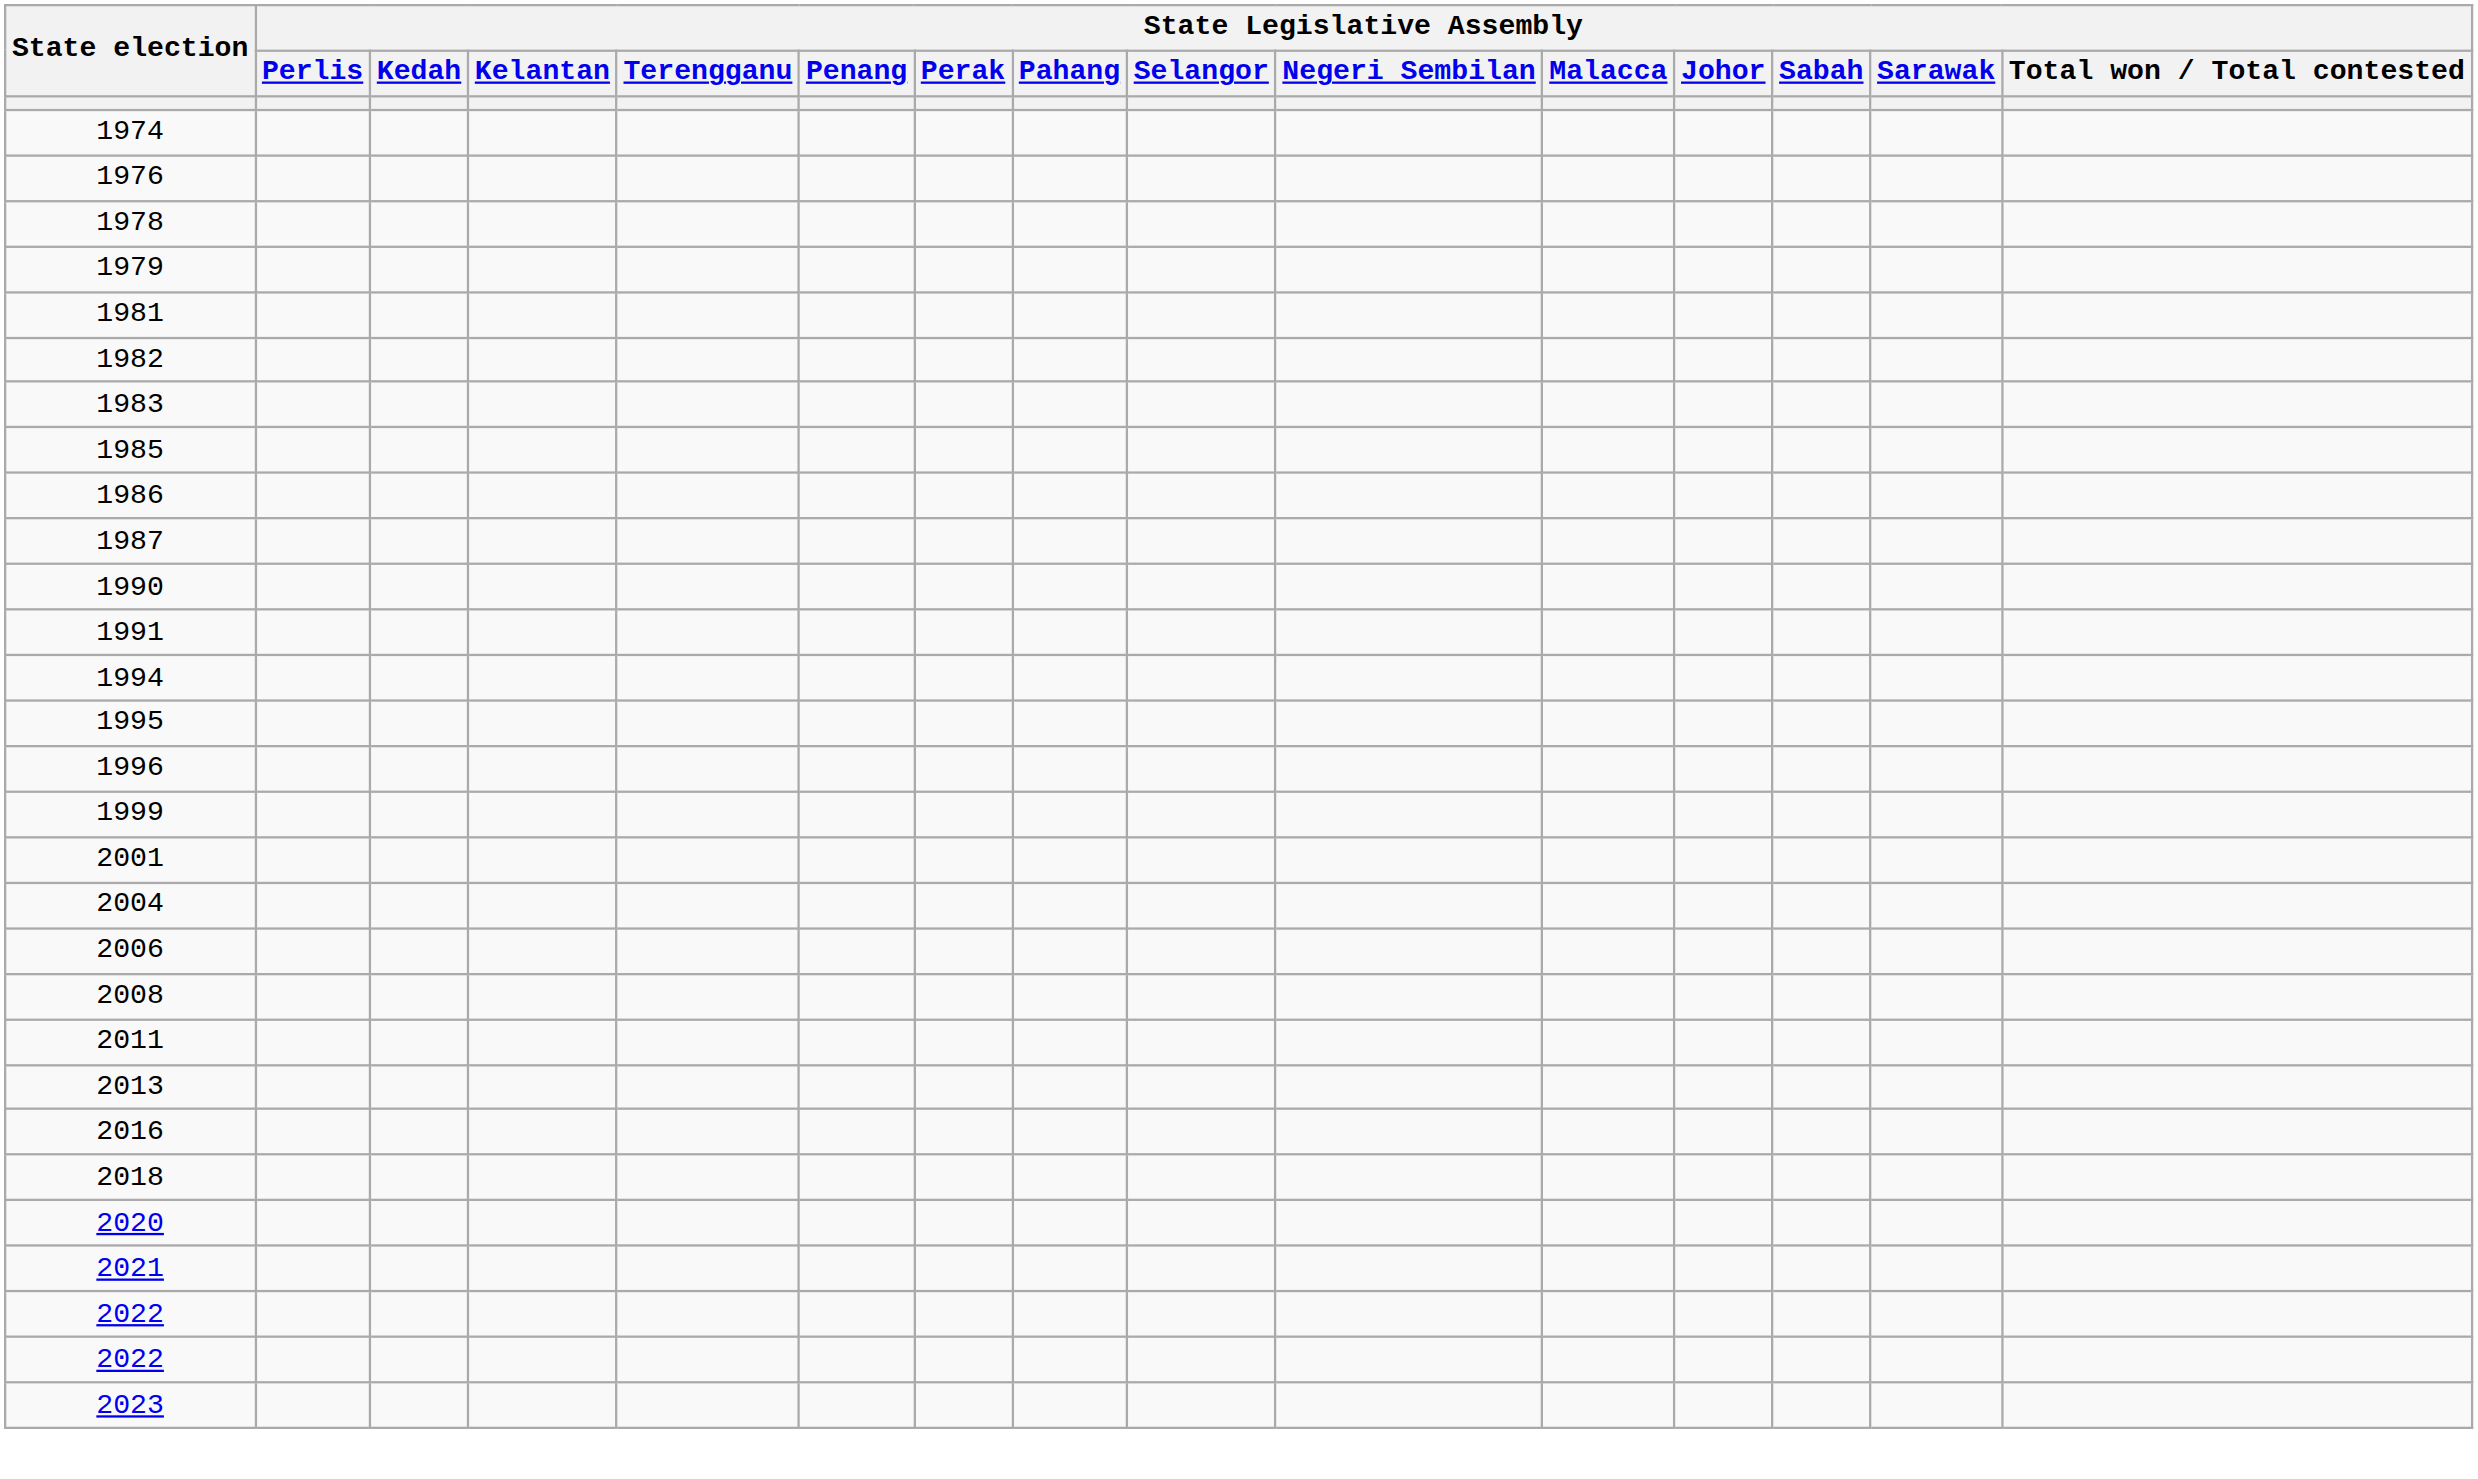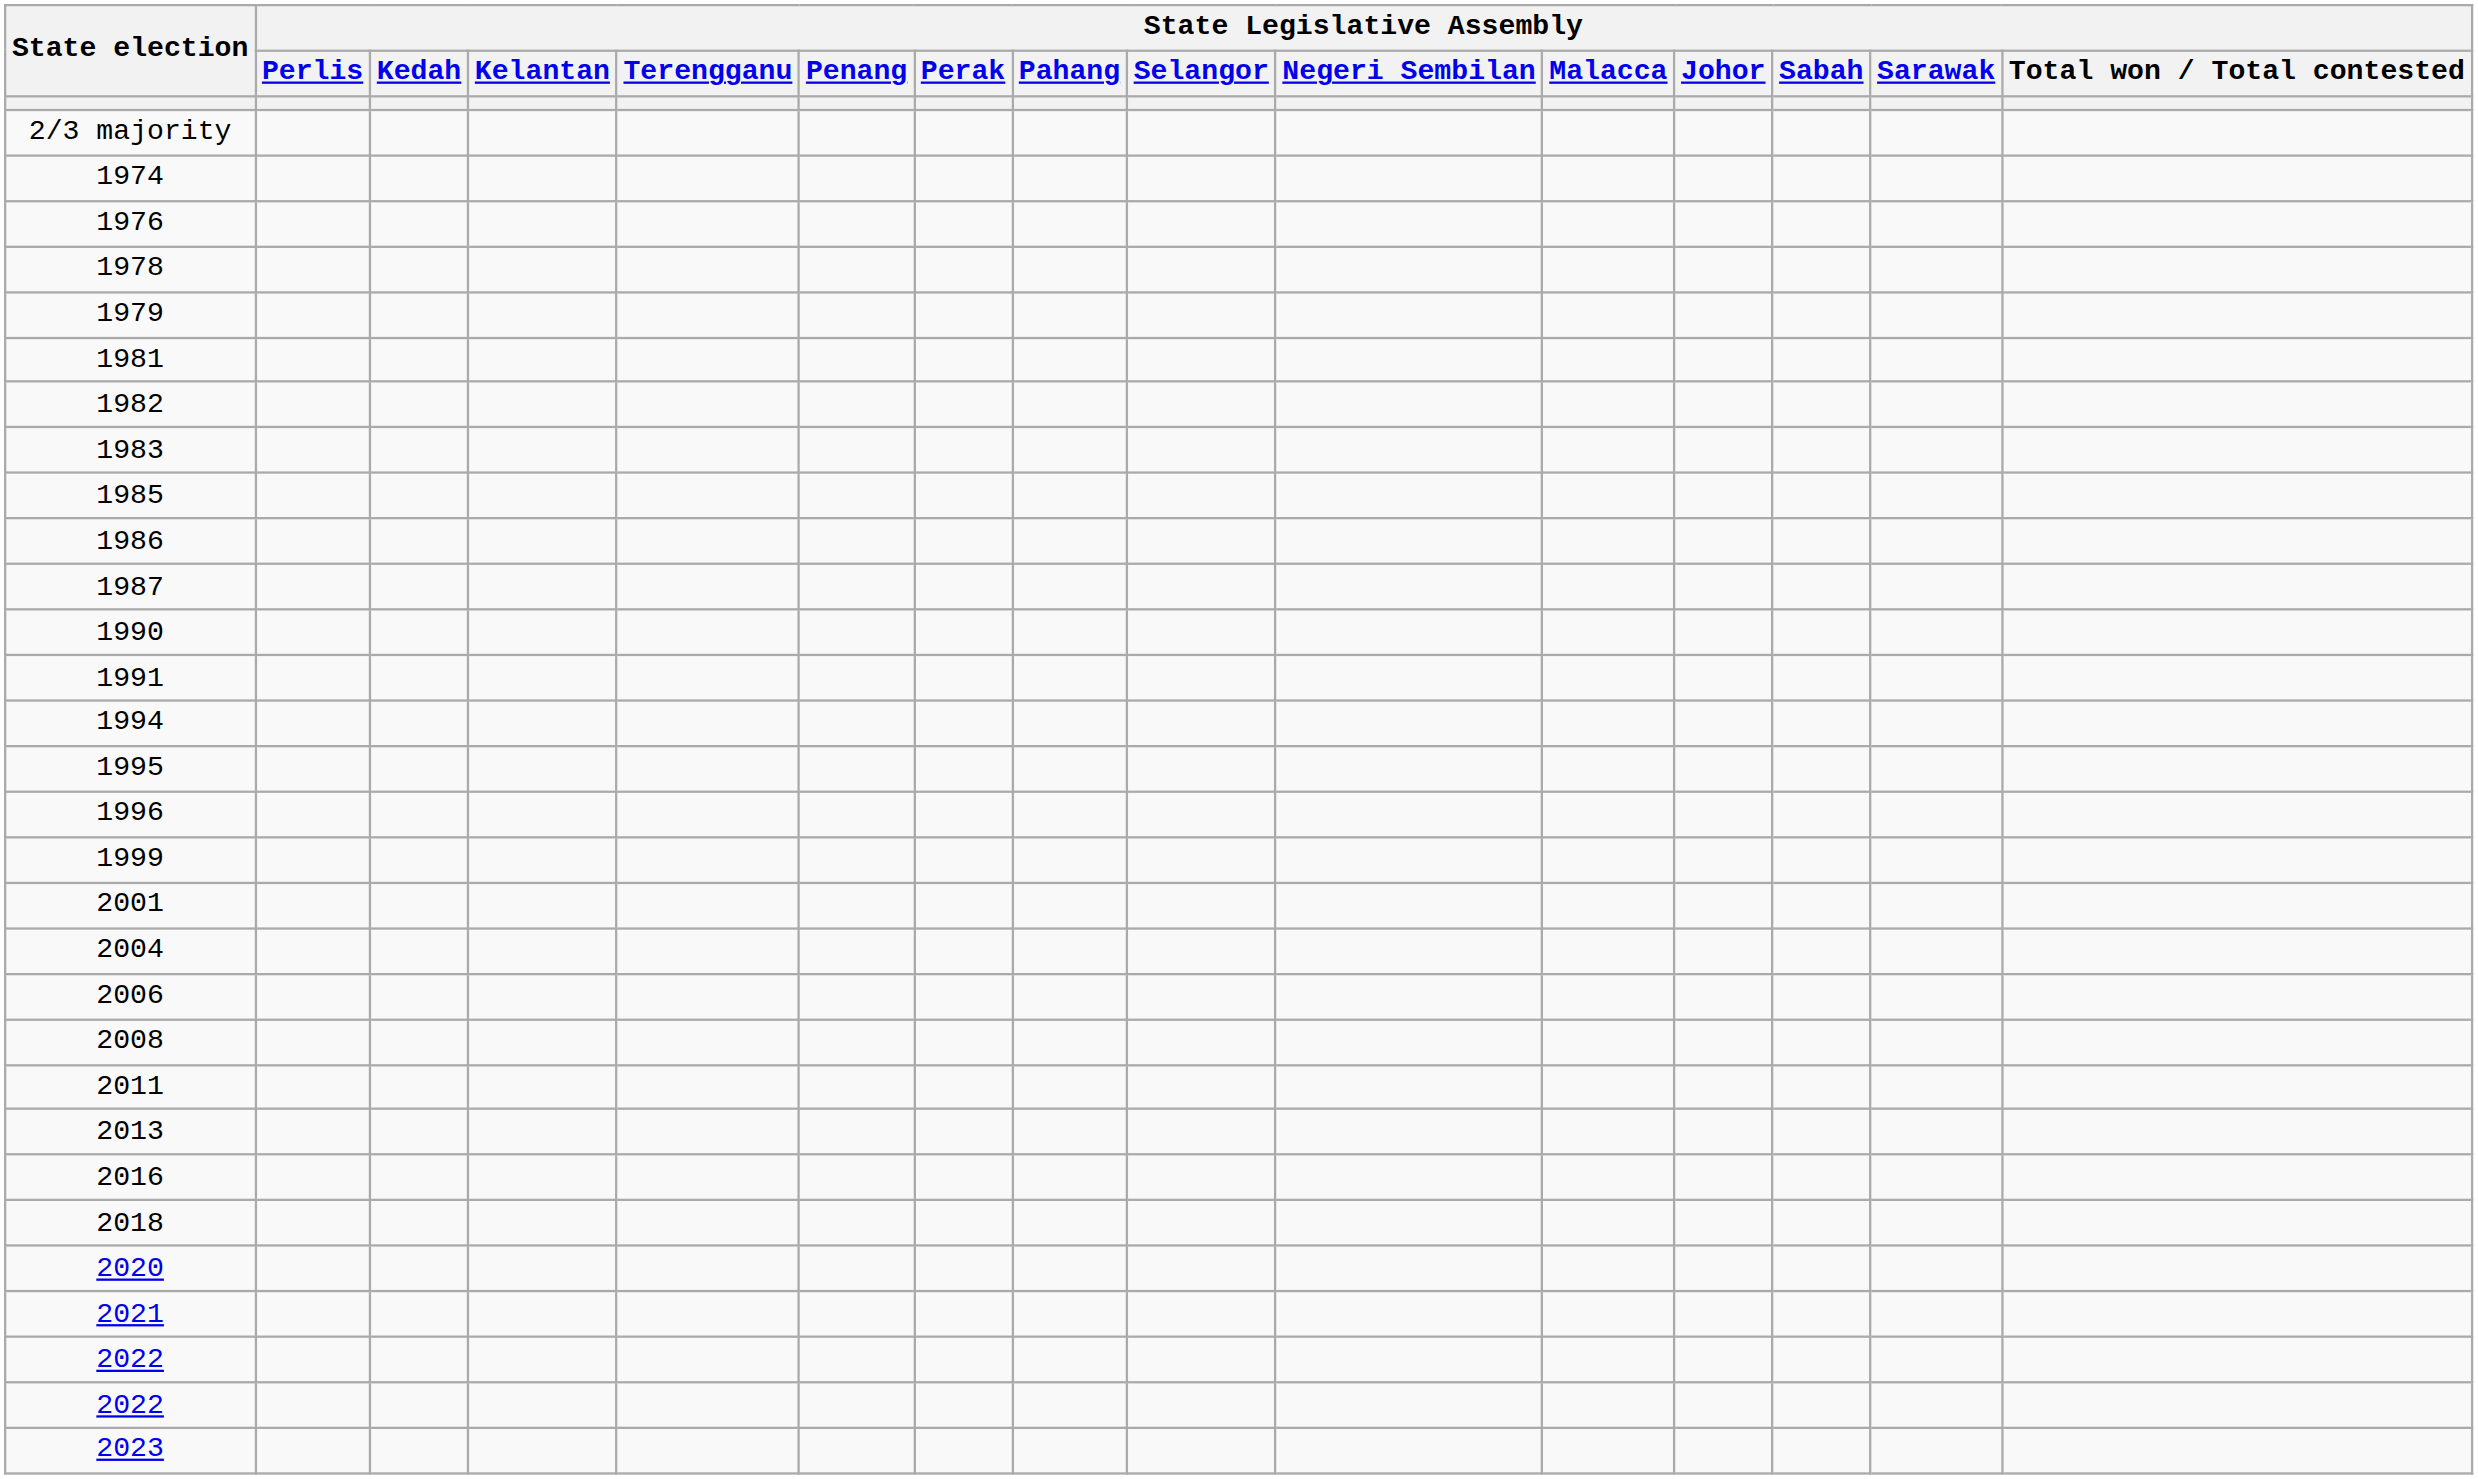+ row: (130, 133)
